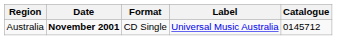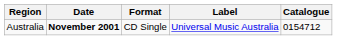(302, 27) 0145712 -> (302, 27) 0154712
